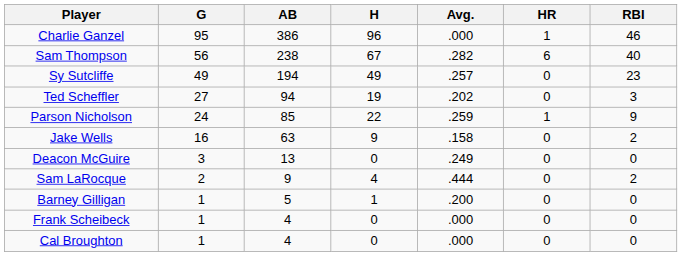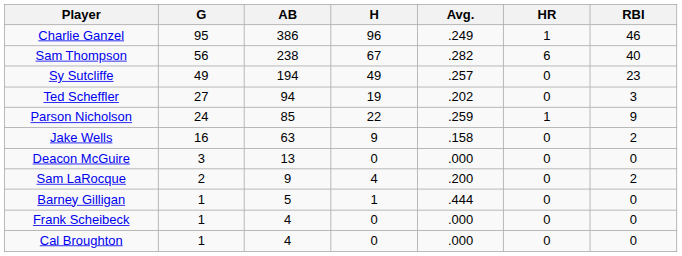(460, 35) .000 -> (460, 35) .249
(460, 158) .249 -> (460, 158) .000
(460, 179) .444 -> (460, 179) .200
(460, 199) .200 -> (460, 199) .444
